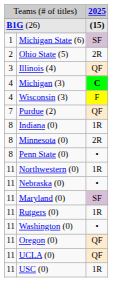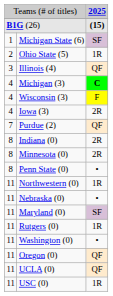(97, 54) 2R -> (97, 54) 1R
+ row: (34, 111)
(97, 126) 1R -> (97, 140) 2R
